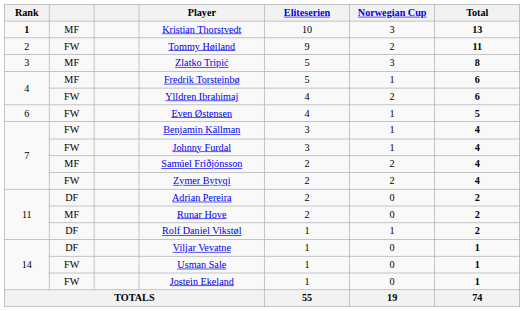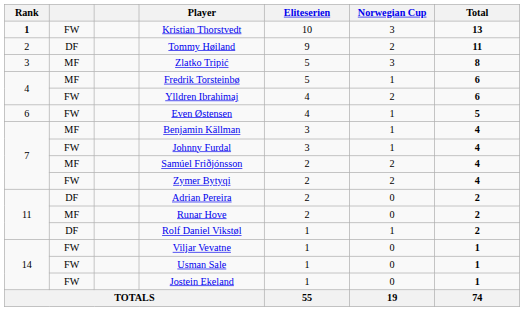(72, 29) MF -> (72, 29) FW
(72, 46) FW -> (72, 46) DF
(72, 130) FW -> (72, 130) MF
(72, 248) DF -> (72, 248) FW
